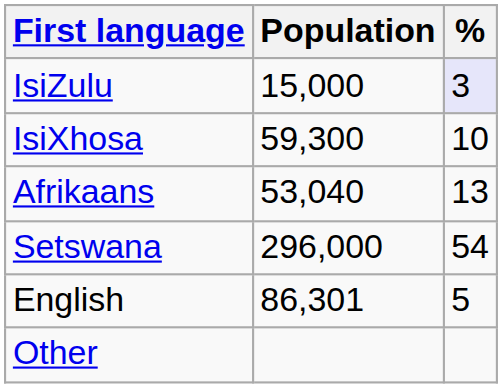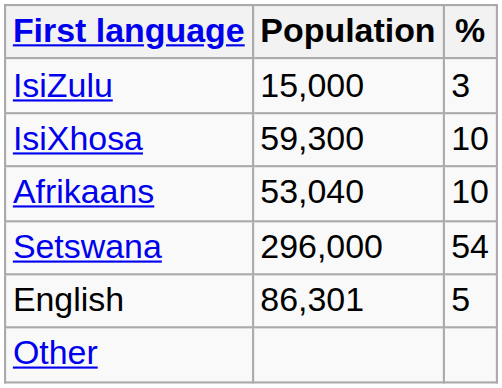(461, 85) lavender background -> (461, 85) no background
(470, 192) 13 -> (470, 192) 10
